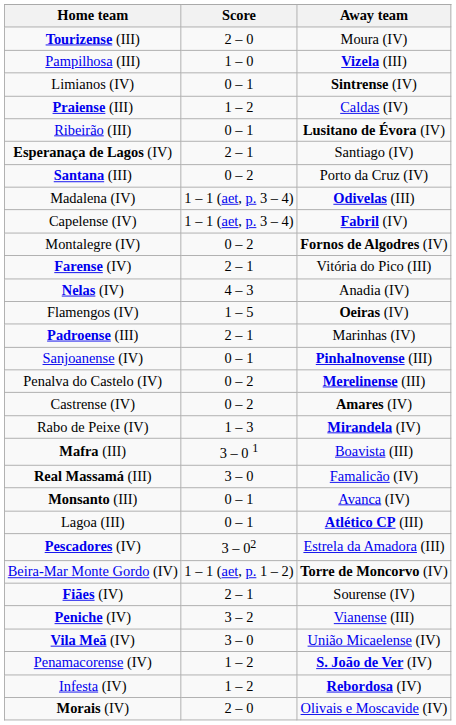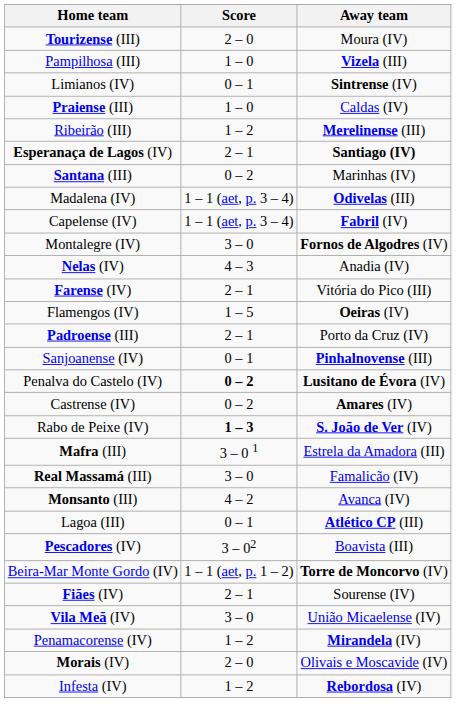(239, 107) 1 – 2 -> (239, 107) 1 – 0
(239, 130) 0 – 1 -> (239, 130) 1 – 2
(374, 130) Lusitano de Évora (IV) -> (374, 130) Merelinense (III)
(374, 152) normal -> (374, 152) bold
(374, 175) Porto da Cruz (IV) -> (374, 175) Marinhas (IV)
(239, 244) 0 – 2 -> (239, 244) 3 – 0
rows swapped: (93, 289) <-> (93, 267)
(374, 335) Marinhas (IV) -> (374, 335) Porto da Cruz (IV)
(239, 381) normal -> (239, 381) bold
(374, 381) Merelinense (III) -> (374, 381) Lusitano de Évora (IV)
(239, 426) normal -> (239, 426) bold
(374, 426) Mirandela (IV) -> (374, 426) S. João de Ver (IV)
(374, 451) Boavista (III) -> (374, 451) Estrela da Amadora (III)
(239, 499) 0 – 1 -> (239, 499) 4 – 2
(374, 547) Estrela da Amadora (III) -> (374, 547) Boavista (III)
- row: (93, 617)
(374, 663) S. João de Ver (IV) -> (374, 640) Mirandela (IV)
rows swapped: (93, 708) <-> (93, 685)
